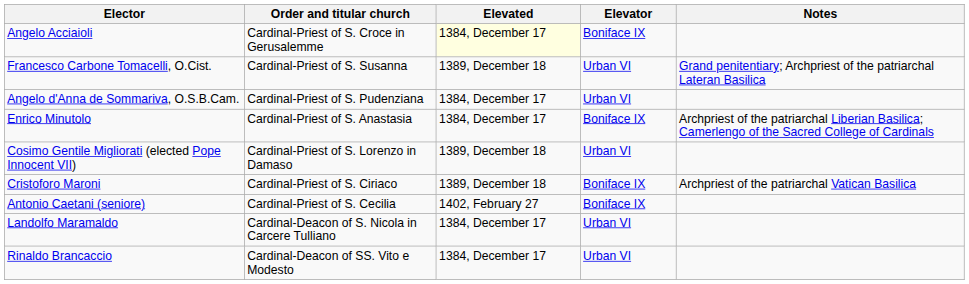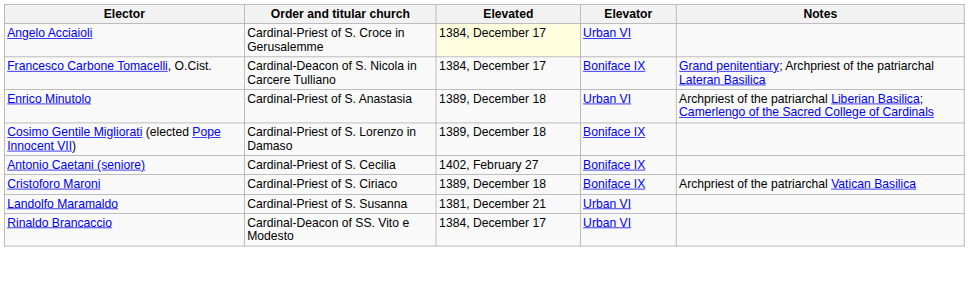(614, 33) Boniface IX -> (607, 33) Urban VI
(327, 66) Cardinal-Priest of S. Susanna -> (332, 73) Cardinal-Deacon of S. Nicola in Carcere Tulliano
(493, 66) 1389, December 18 -> (493, 66) 1384, December 17
(607, 66) Urban VI -> (614, 66) Boniface IX
- row: (123, 99)
(493, 118) 1384, December 17 -> (493, 99) 1389, December 18
(614, 118) Boniface IX -> (607, 99) Urban VI
(607, 151) Urban VI -> (614, 132) Boniface IX
rows swapped: (54, 184) <-> (76, 203)
(332, 229) Cardinal-Deacon of S. Nicola in Carcere Tulliano -> (327, 203) Cardinal-Priest of S. Susanna
(493, 223) 1384, December 17 -> (493, 203) 1381, December 21
